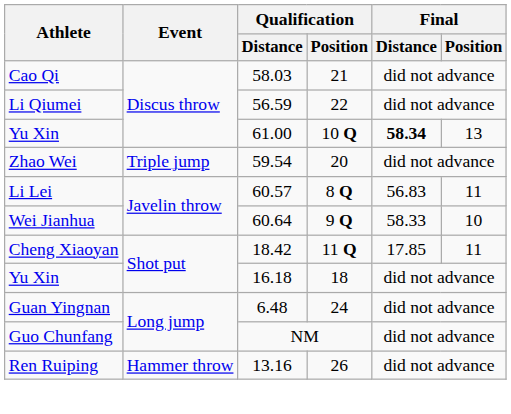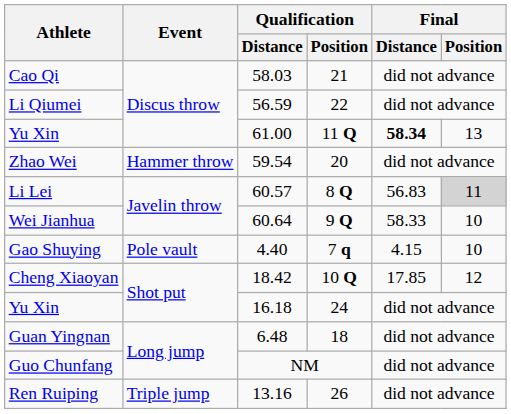(339, 133) 10 Q -> (339, 133) 11 Q
(168, 162) Triple jump -> (180, 162) Hammer throw
(473, 191) no background -> (473, 191) lightgrey background
+ row: (55, 249)
(339, 249) 11 Q -> (339, 278) 10 Q
(473, 249) 11 -> (473, 278) 12
(339, 278) 18 -> (339, 307) 24
(339, 307) 24 -> (339, 336) 18
(180, 365) Hammer throw -> (168, 394) Triple jump
